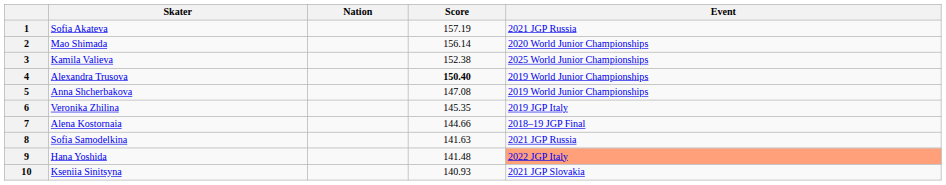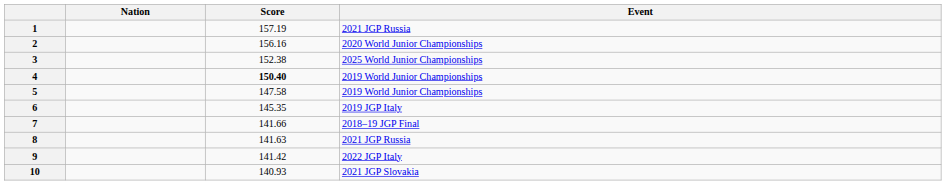- column: (178, 12)
(457, 44) 156.14 -> (273, 44) 156.16
(457, 92) 147.08 -> (273, 92) 147.58
(457, 124) 144.66 -> (273, 124) 141.66
(457, 156) 141.48 -> (273, 156) 141.42
(538, 156) lightsalmon background -> (372, 156) no background
